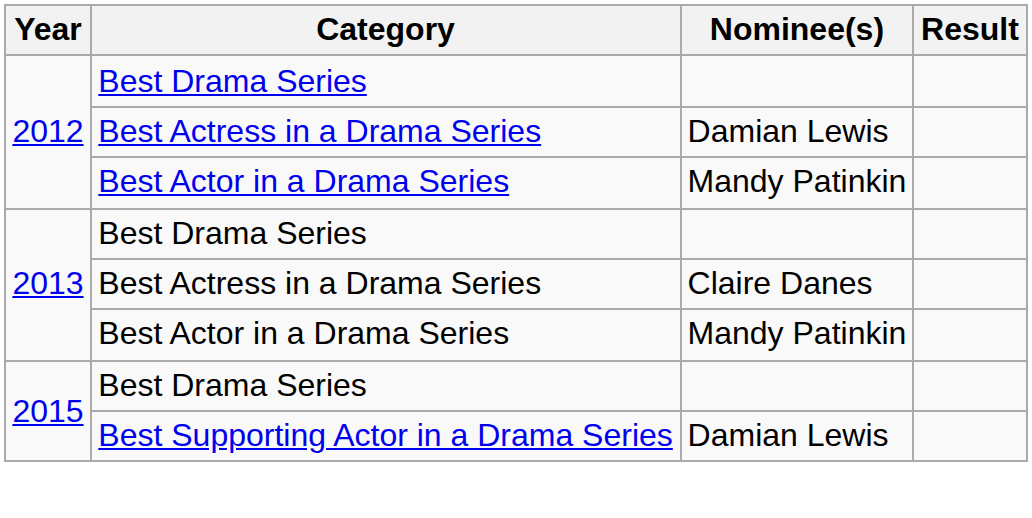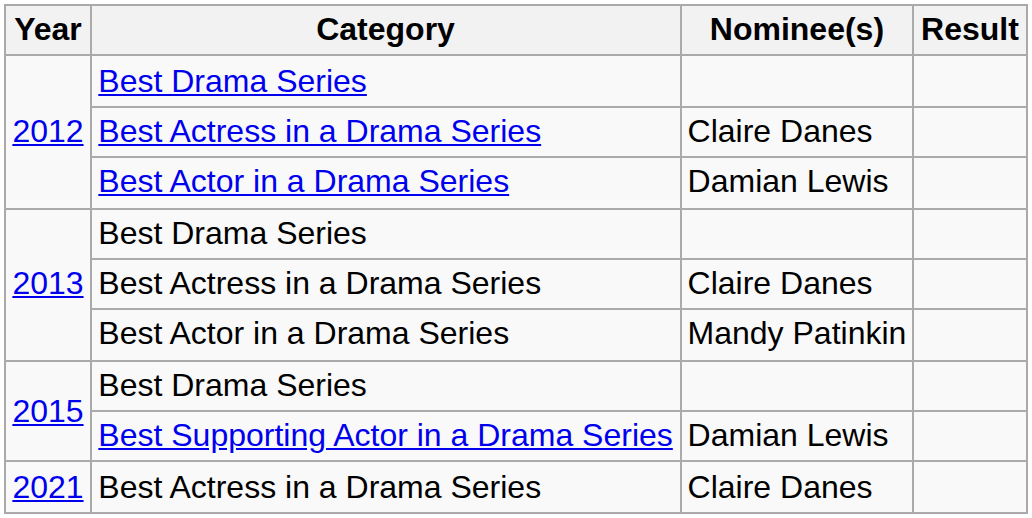(788, 131) Damian Lewis -> (780, 131) Claire Danes
(797, 182) Mandy Patinkin -> (788, 182) Damian Lewis
+ row: (48, 486)
